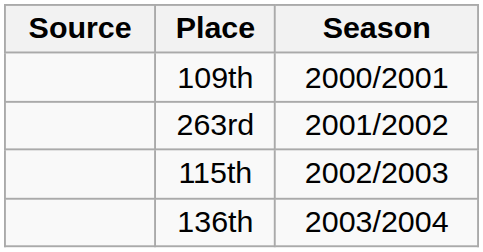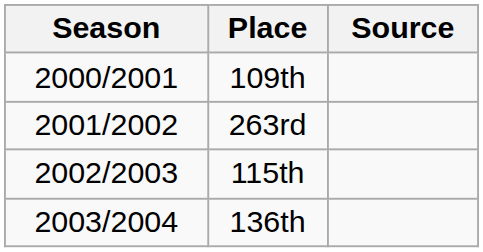columns swapped: (377, 28) <-> (80, 28)
